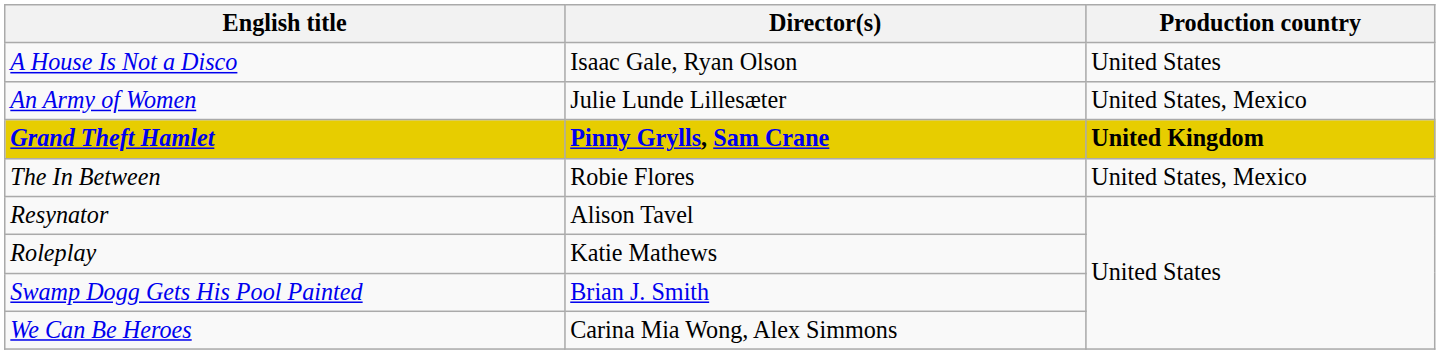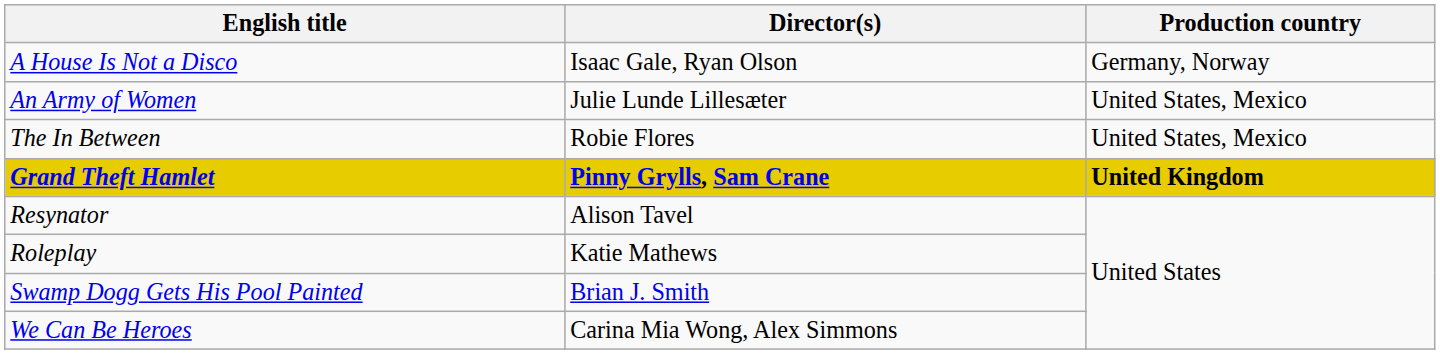(1156, 61) United States -> (1180, 61) Germany, Norway
rows swapped: (112, 138) <-> (85, 176)
